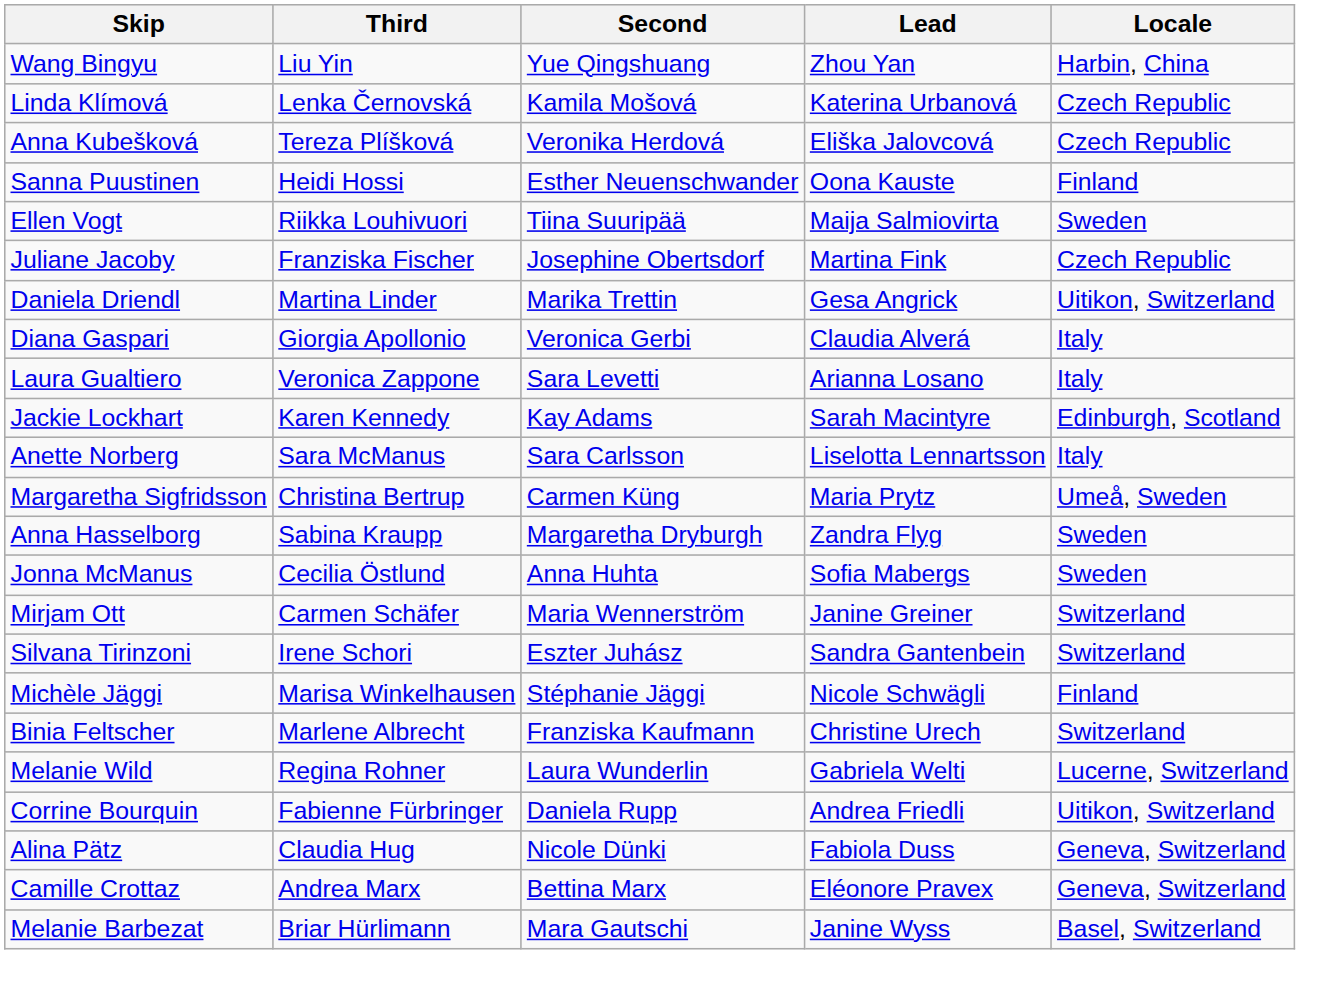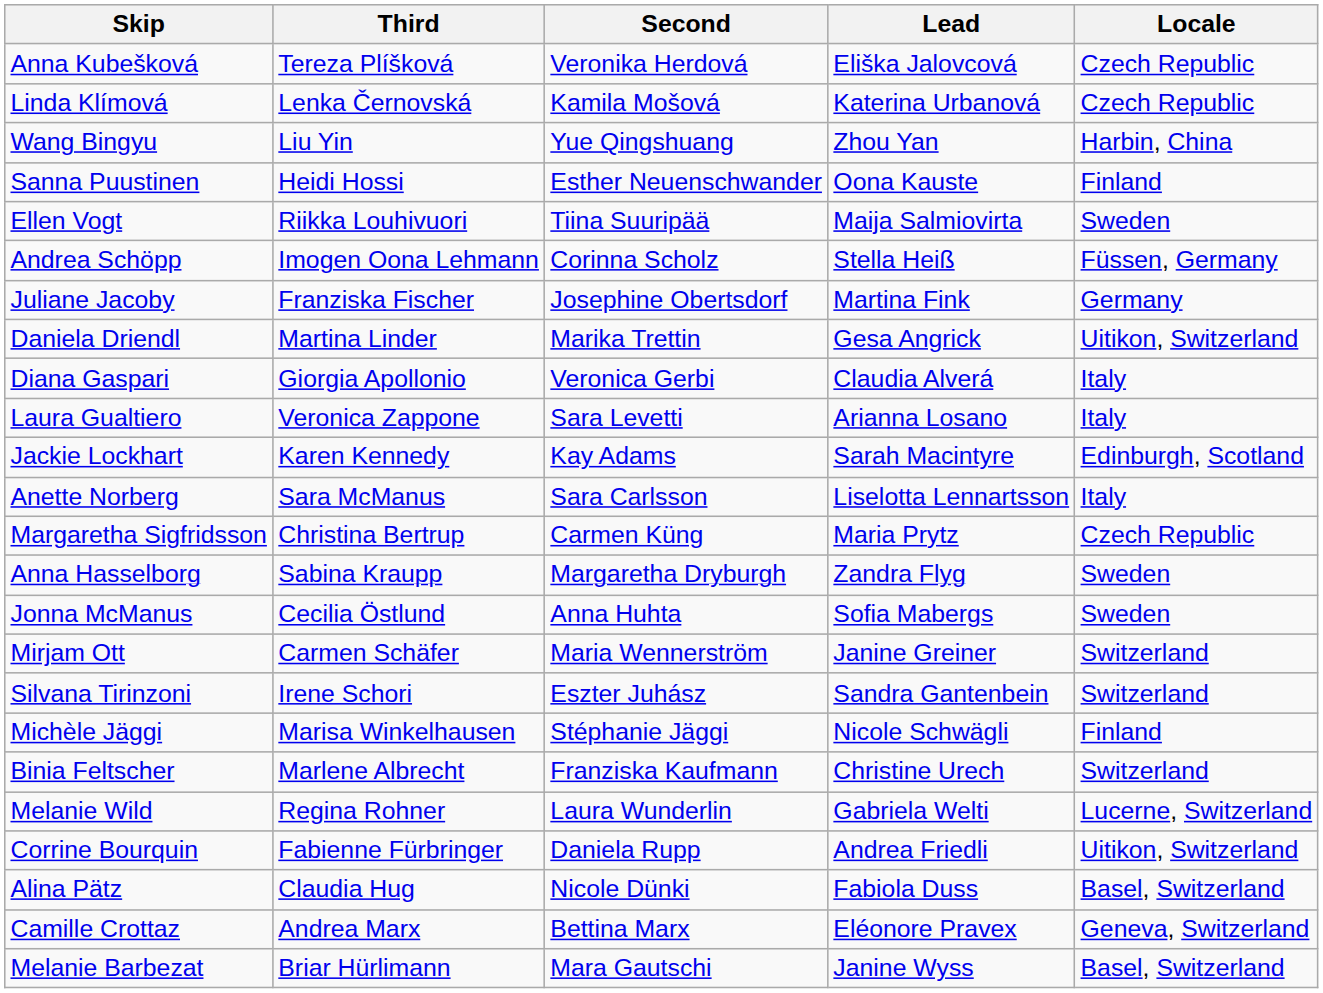rows swapped: (84, 63) <-> (104, 142)
+ row: (96, 260)
(1144, 260) Czech Republic -> (1132, 299) Germany
(1142, 496) Umeå, Sweden -> (1167, 535) Czech Republic
(1171, 850) Geneva, Switzerland -> (1183, 889) Basel, Switzerland
